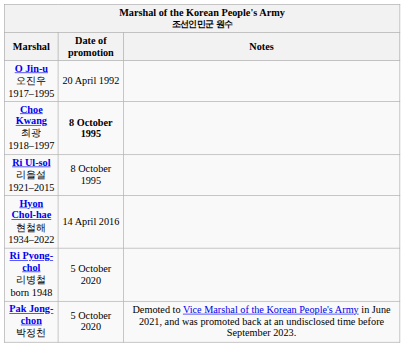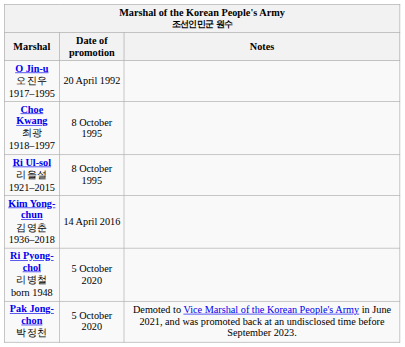(91, 128) bold -> (92, 128) normal
+ row: (32, 222)
- row: (31, 222)
